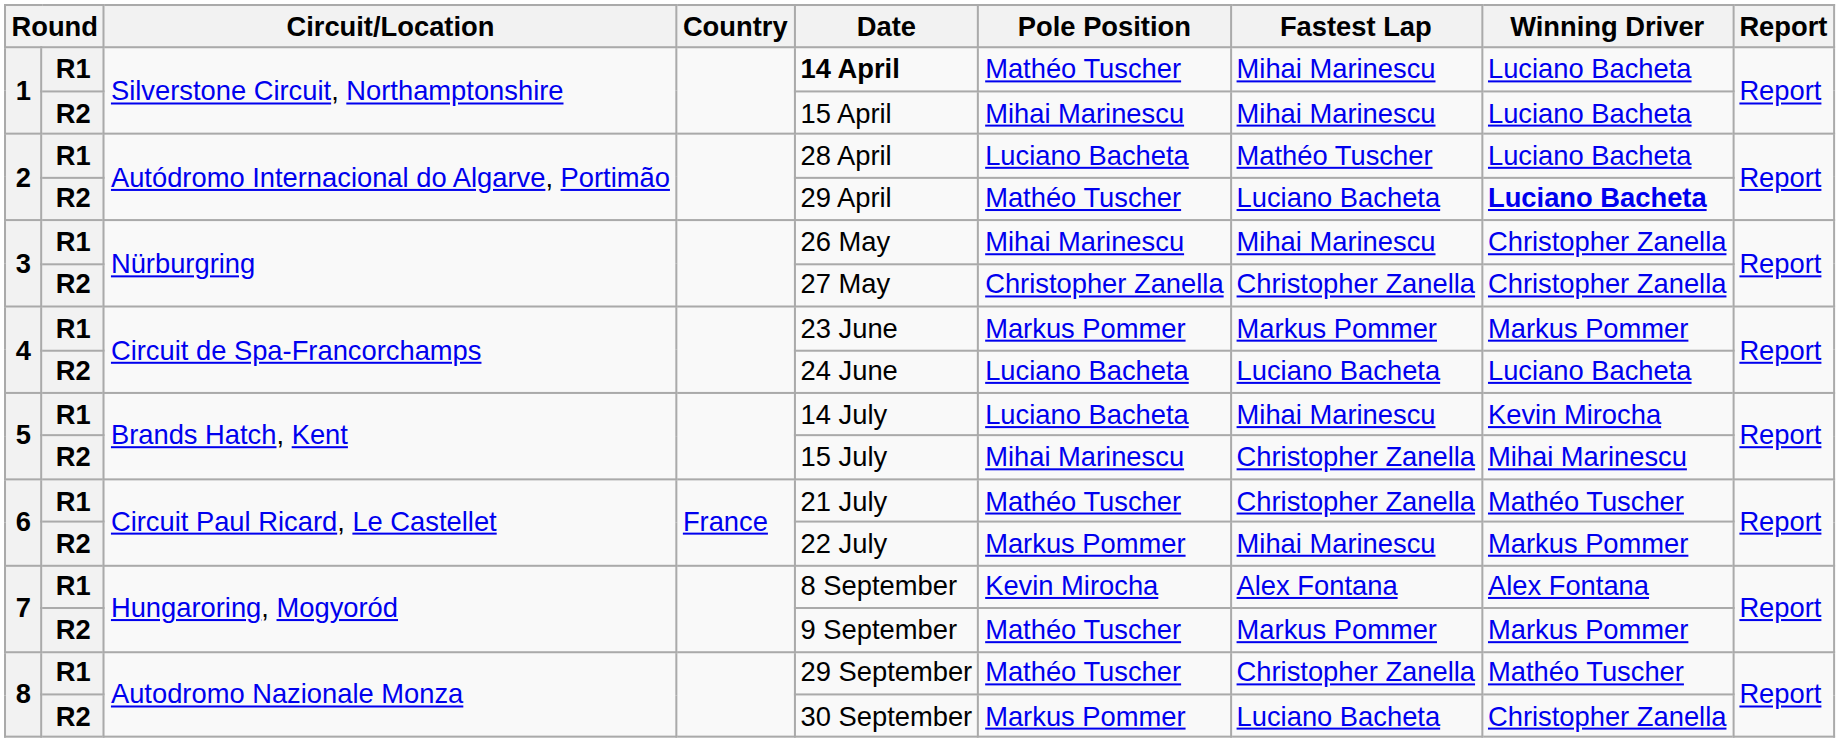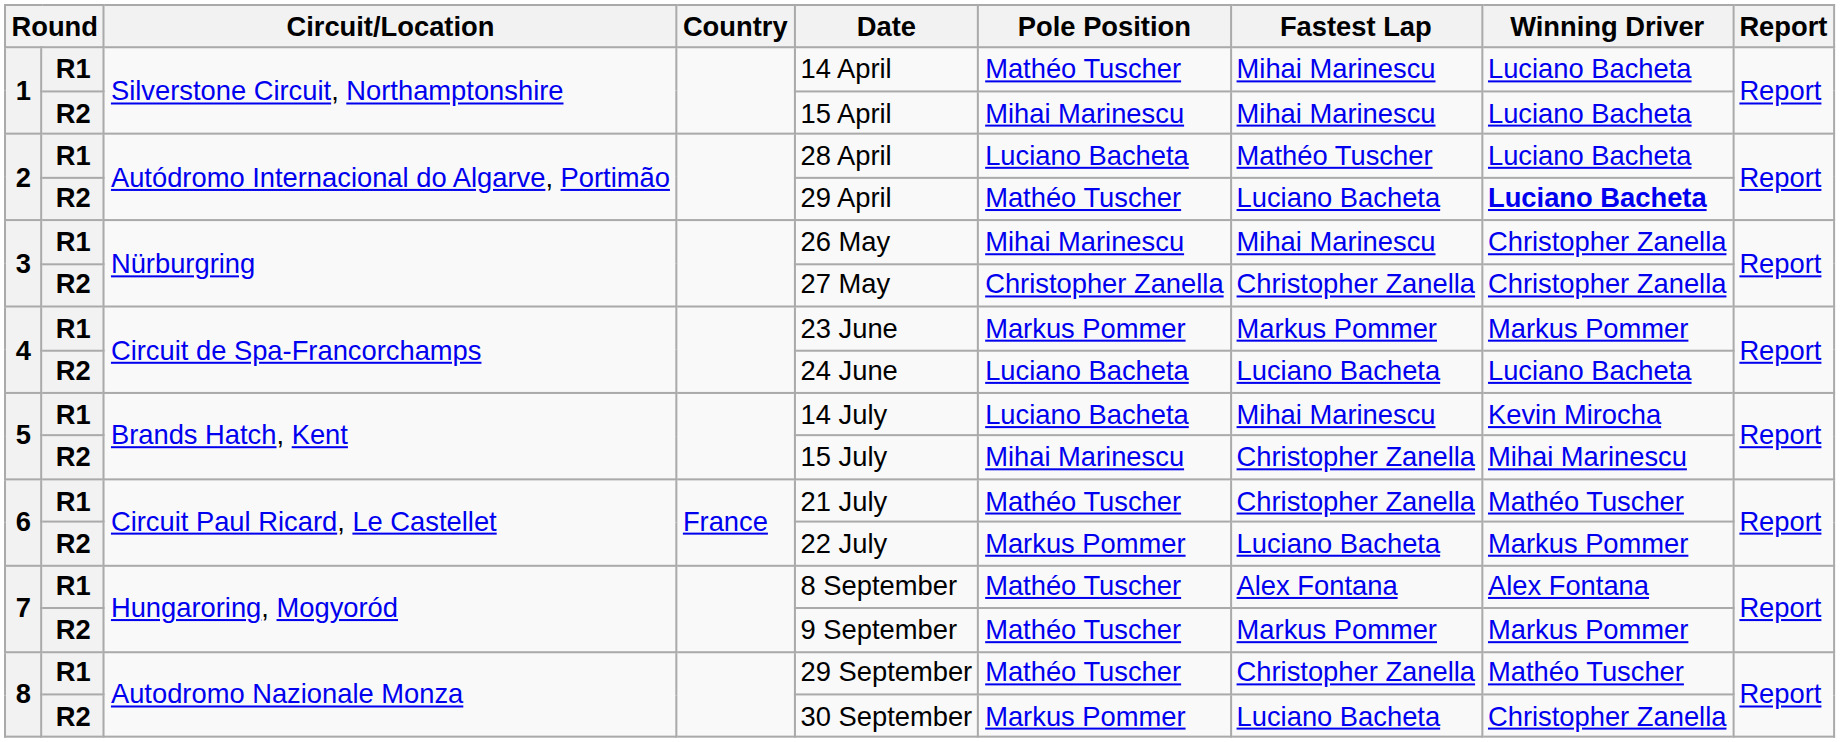(850, 69) bold -> (846, 69) normal
(1336, 543) Mihai Marinescu -> (1338, 543) Luciano Bacheta
(1072, 586) Kevin Mirocha -> (1083, 586) Mathéo Tuscher
